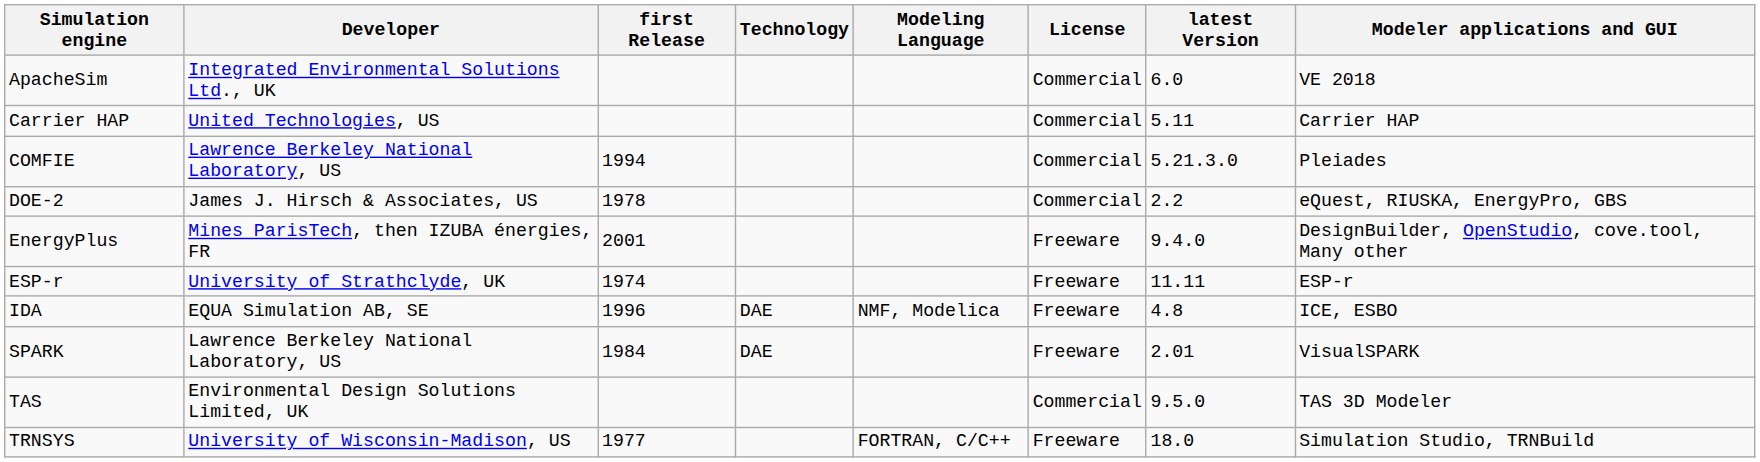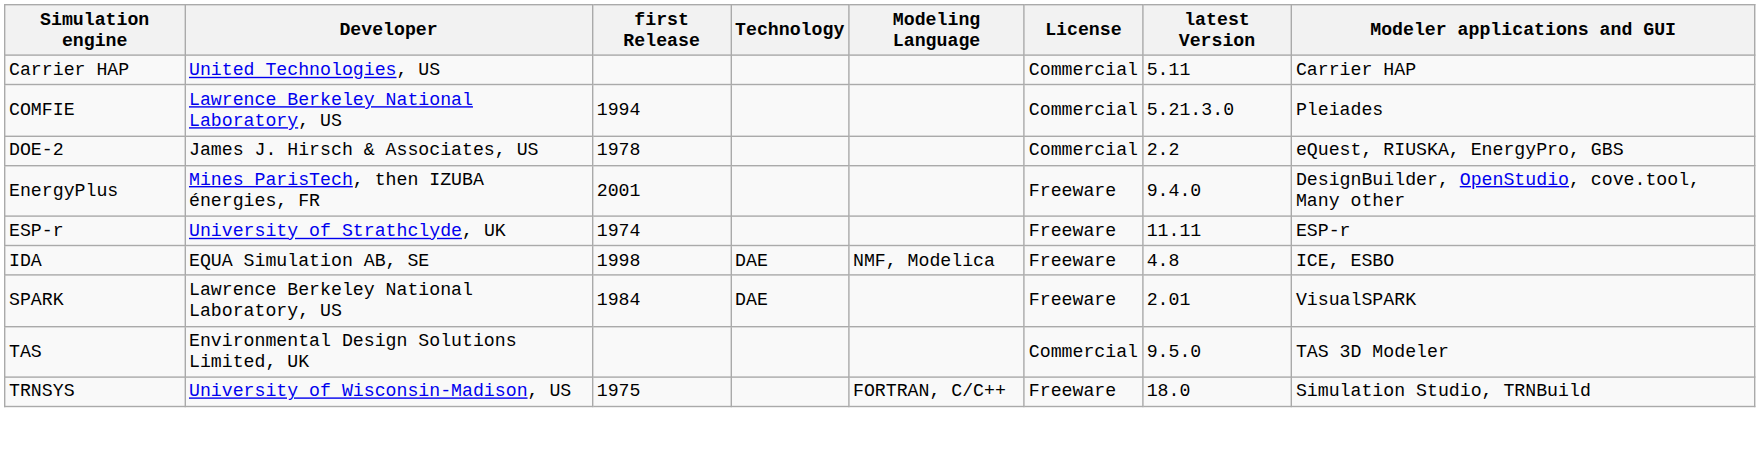- row: (58, 81)
(624, 311) 1996 -> (619, 261) 1998
(624, 442) 1977 -> (619, 391) 1975
